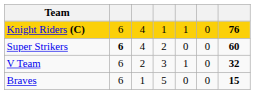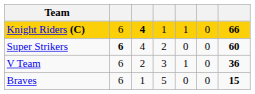(142, 30) normal -> (142, 30) bold
(234, 30) 76 -> (234, 30) 66
(234, 64) 32 -> (234, 64) 36
